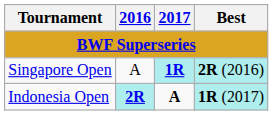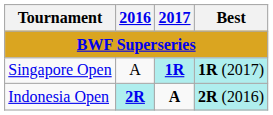(231, 70) 2R (2016) -> (231, 70) 1R (2017)
(231, 97) 1R (2017) -> (231, 97) 2R (2016)
